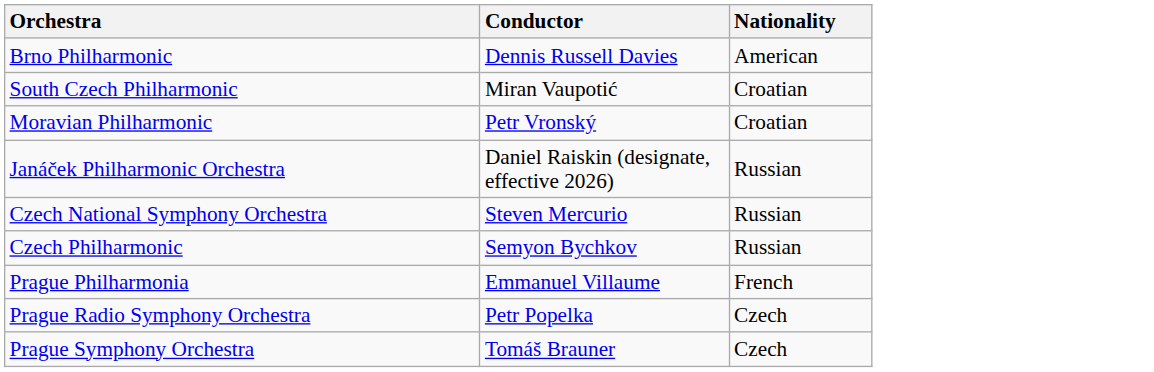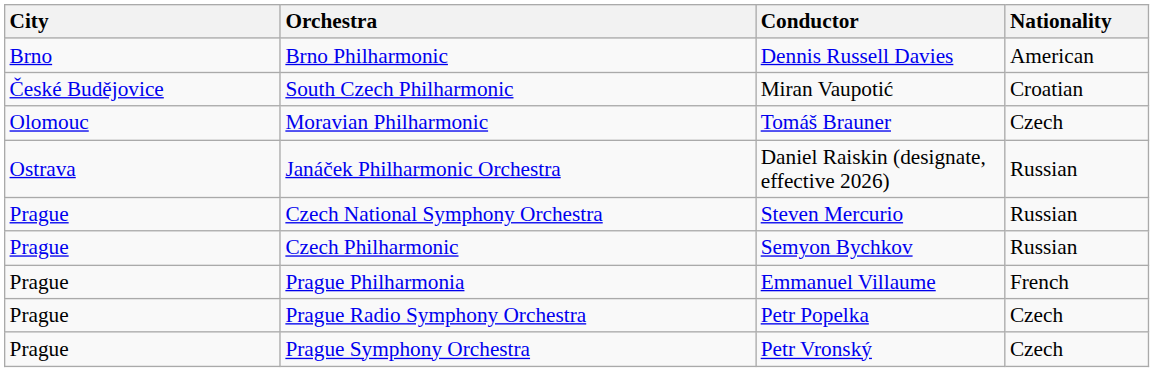+ column: (29, 21)
(540, 122) Petr Vronský -> (826, 122) Tomáš Brauner
(771, 122) Croatian -> (1036, 122) Czech
(550, 349) Tomáš Brauner -> (816, 349) Petr Vronský
